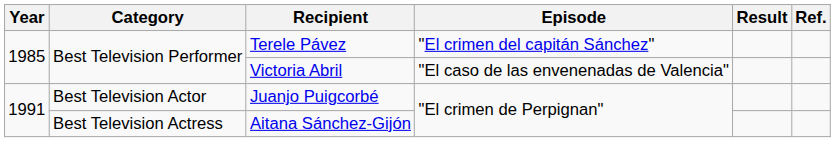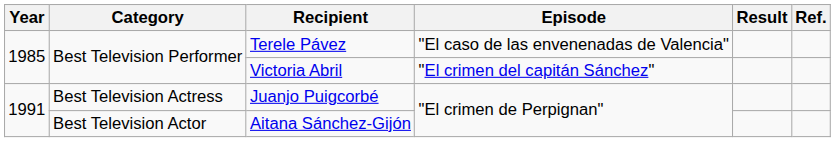(536, 44) "El crimen del capitán Sánchez" -> (574, 44) "El caso de las envenenadas de Valencia"
(574, 70) "El caso de las envenenadas de Valencia" -> (536, 70) "El crimen del capitán Sánchez"
(130, 96) Best Television Actor -> (138, 96) Best Television Actress
(138, 123) Best Television Actress -> (130, 123) Best Television Actor
